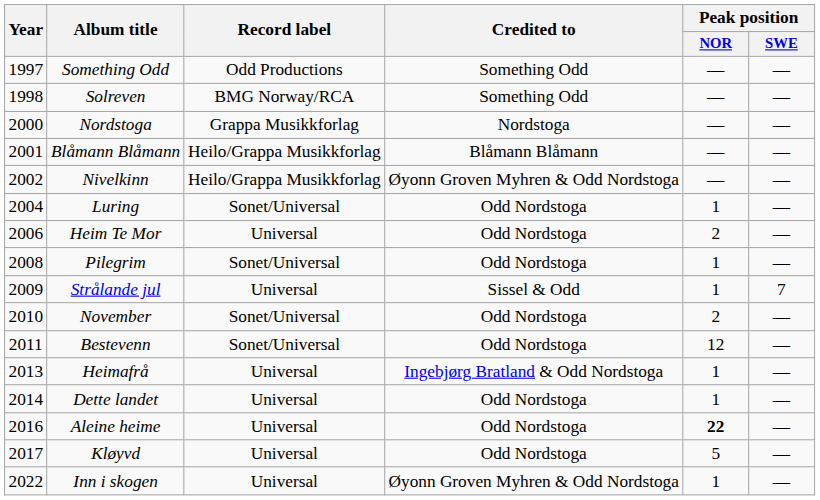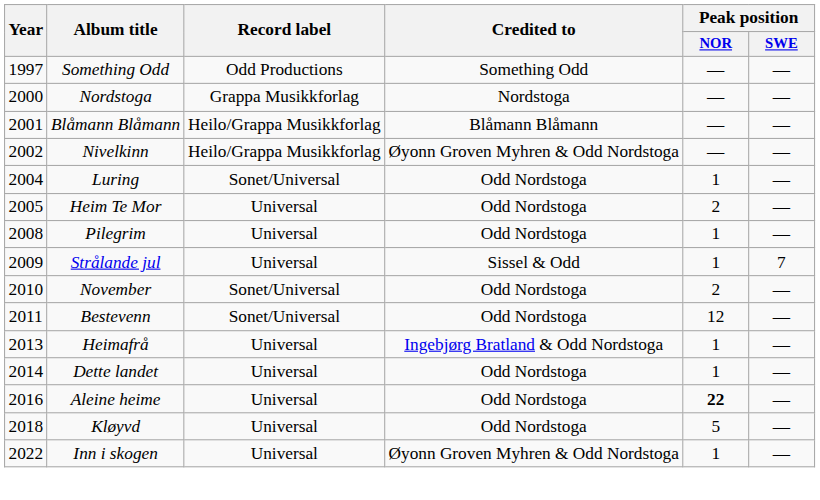- row: (116, 97)
(26, 234) 2006 -> (26, 206) 2005
(284, 261) Sonet/Universal -> (284, 234) Universal
(26, 453) 2017 -> (26, 426) 2018
